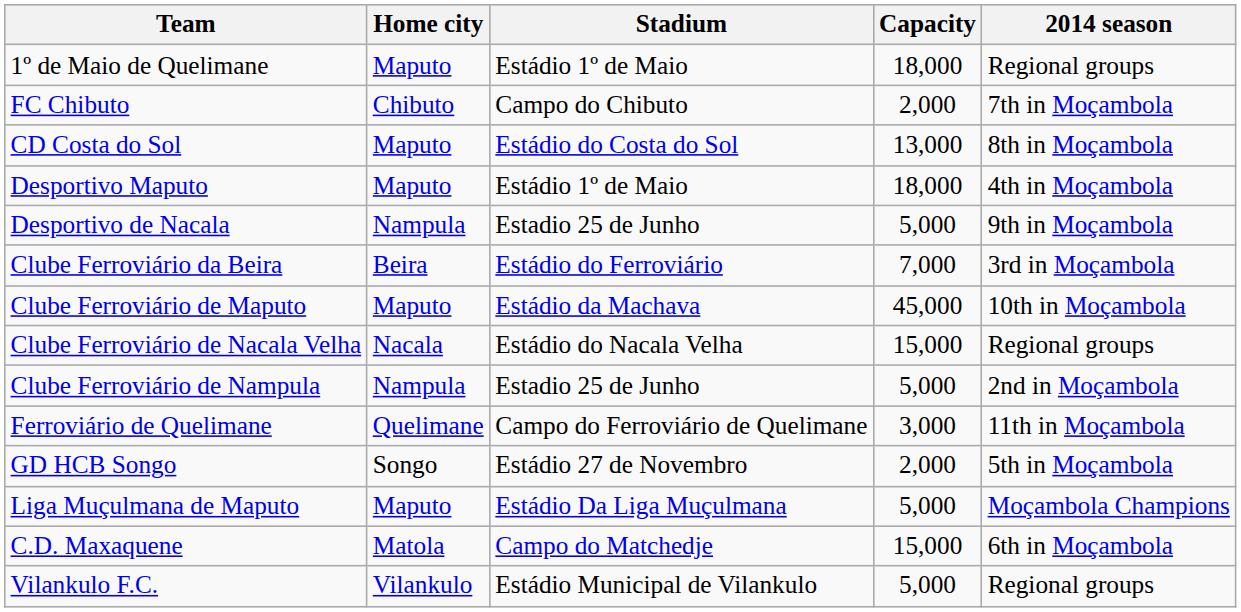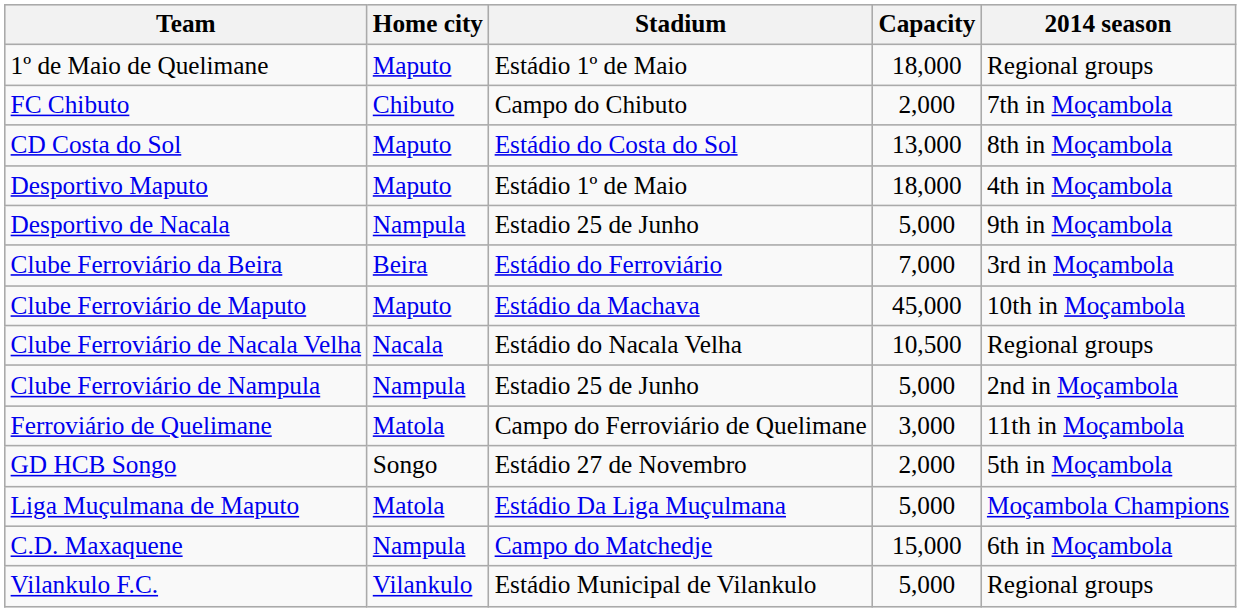(928, 345) 15,000 -> (927, 345) 10,500
(428, 425) Quelimane -> (409, 425) Matola
(412, 505) Maputo -> (409, 505) Matola
(409, 545) Matola -> (419, 545) Nampula
